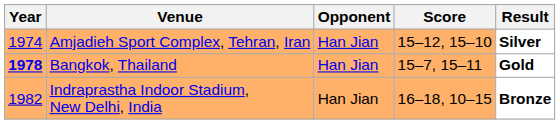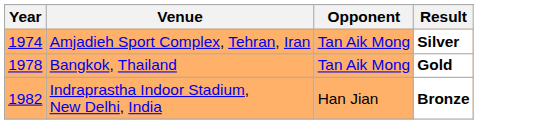- column: (445, 17)
(348, 41) Han Jian -> (364, 41) Tan Aik Mong
(25, 66) bold -> (25, 66) normal
(348, 66) Han Jian -> (364, 66) Tan Aik Mong
